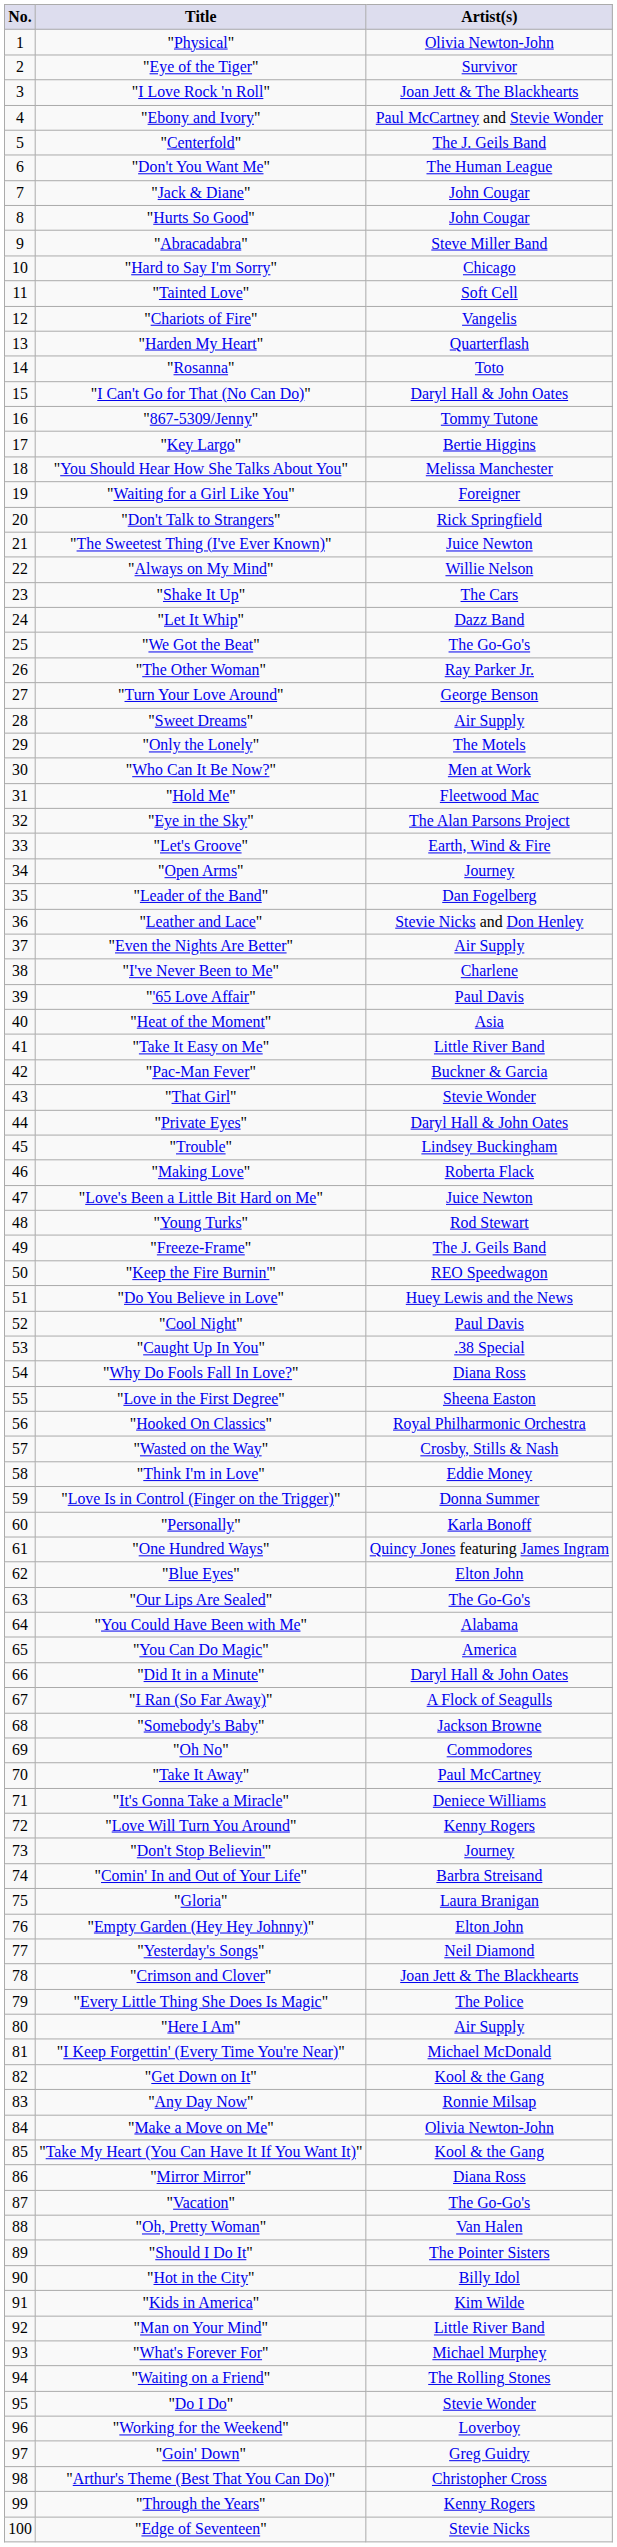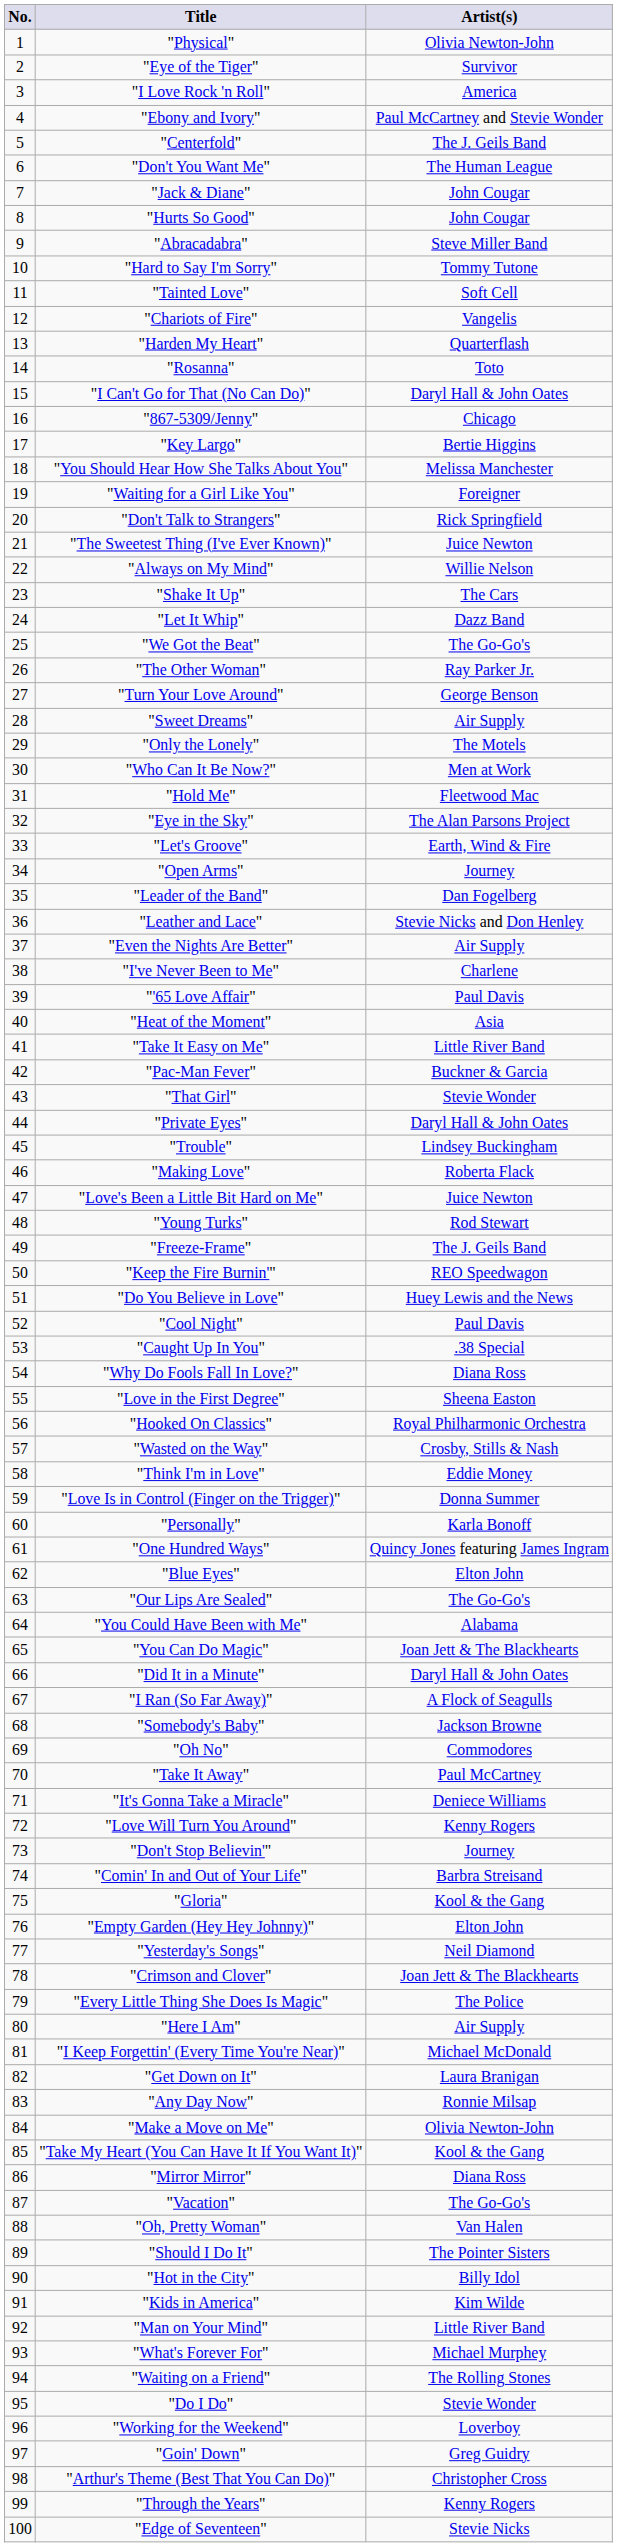(489, 92) Joan Jett & The Blackhearts -> (489, 92) America
(489, 268) Chicago -> (489, 268) Tommy Tutone
(489, 419) Tommy Tutone -> (489, 419) Chicago
(489, 1649) America -> (489, 1649) Joan Jett & The Blackhearts
(489, 1901) Laura Branigan -> (489, 1901) Kool & the Gang
(489, 2077) Kool & the Gang -> (489, 2077) Laura Branigan
